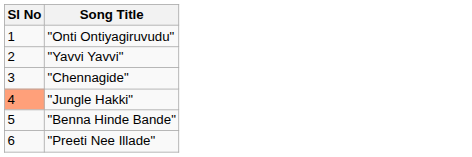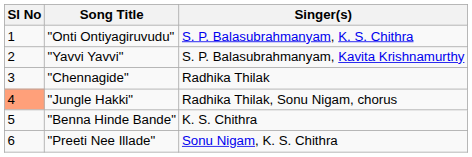+ column: (323, 15)
